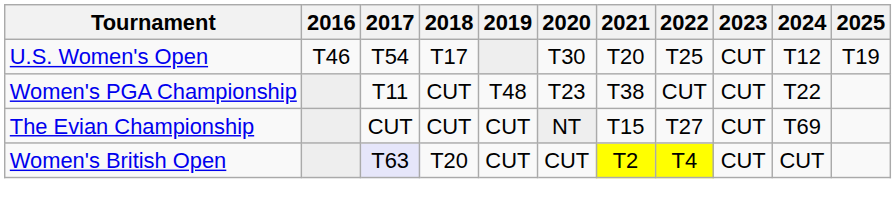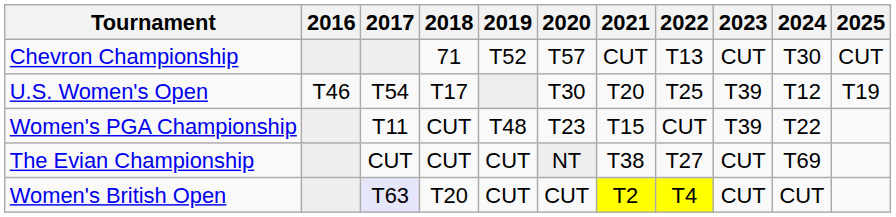+ row: (124, 57)
(743, 57) CUT -> (743, 92) T39
(626, 92) T38 -> (626, 126) T15
(743, 92) CUT -> (743, 126) T39
(626, 126) T15 -> (626, 161) T38
